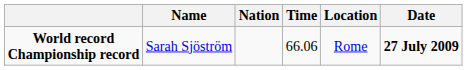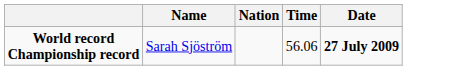- column: (351, 15)
(302, 45) 66.06 -> (302, 45) 56.06
